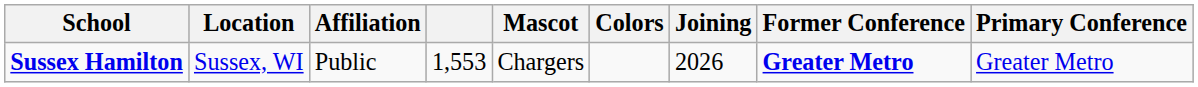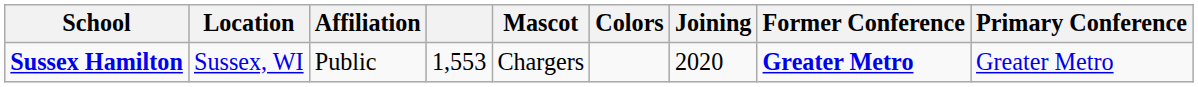(699, 61) 2026 -> (699, 61) 2020
